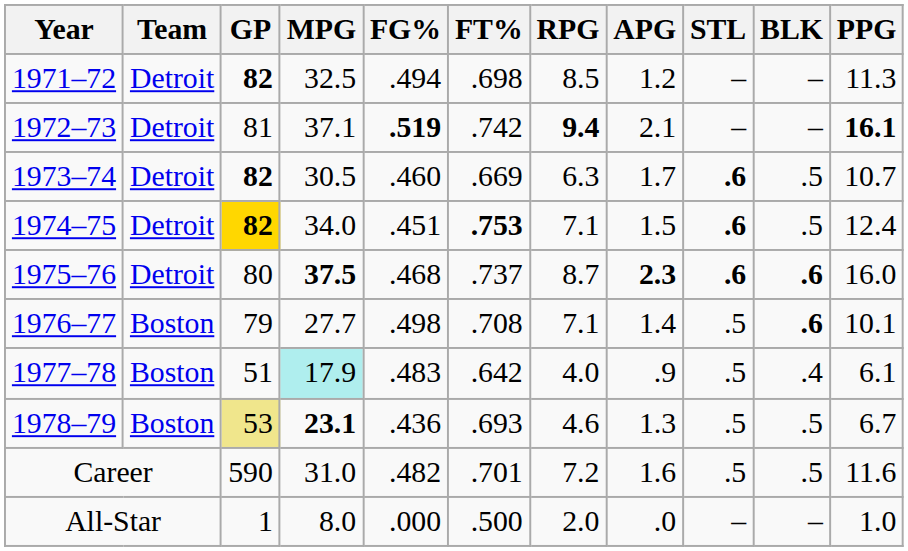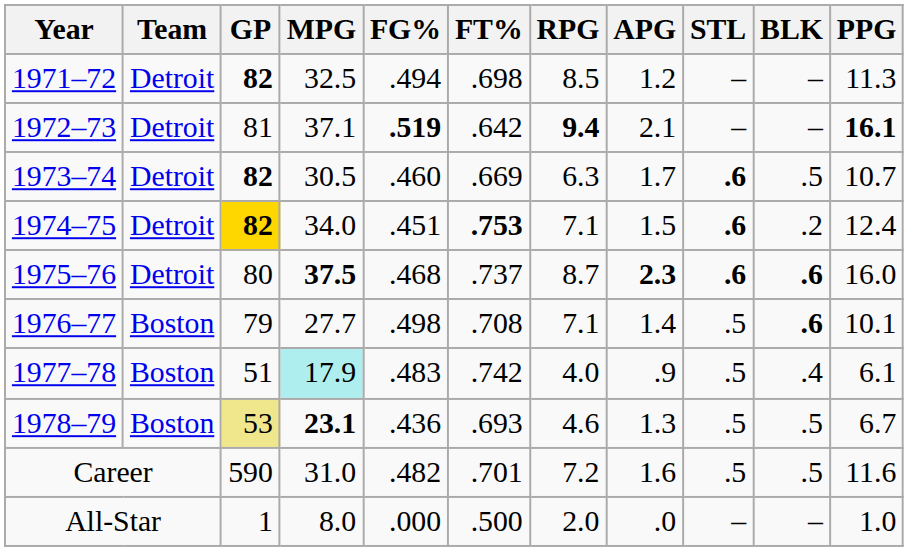(497, 127) .742 -> (497, 127) .642
(812, 225) .5 -> (812, 225) .2
(497, 373) .642 -> (497, 373) .742
